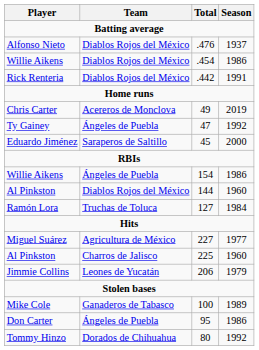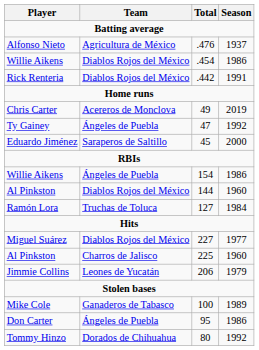(136, 45) Diablos Rojos del México -> (129, 45) Agricultura de México
(129, 239) Agricultura de México -> (136, 239) Diablos Rojos del México
